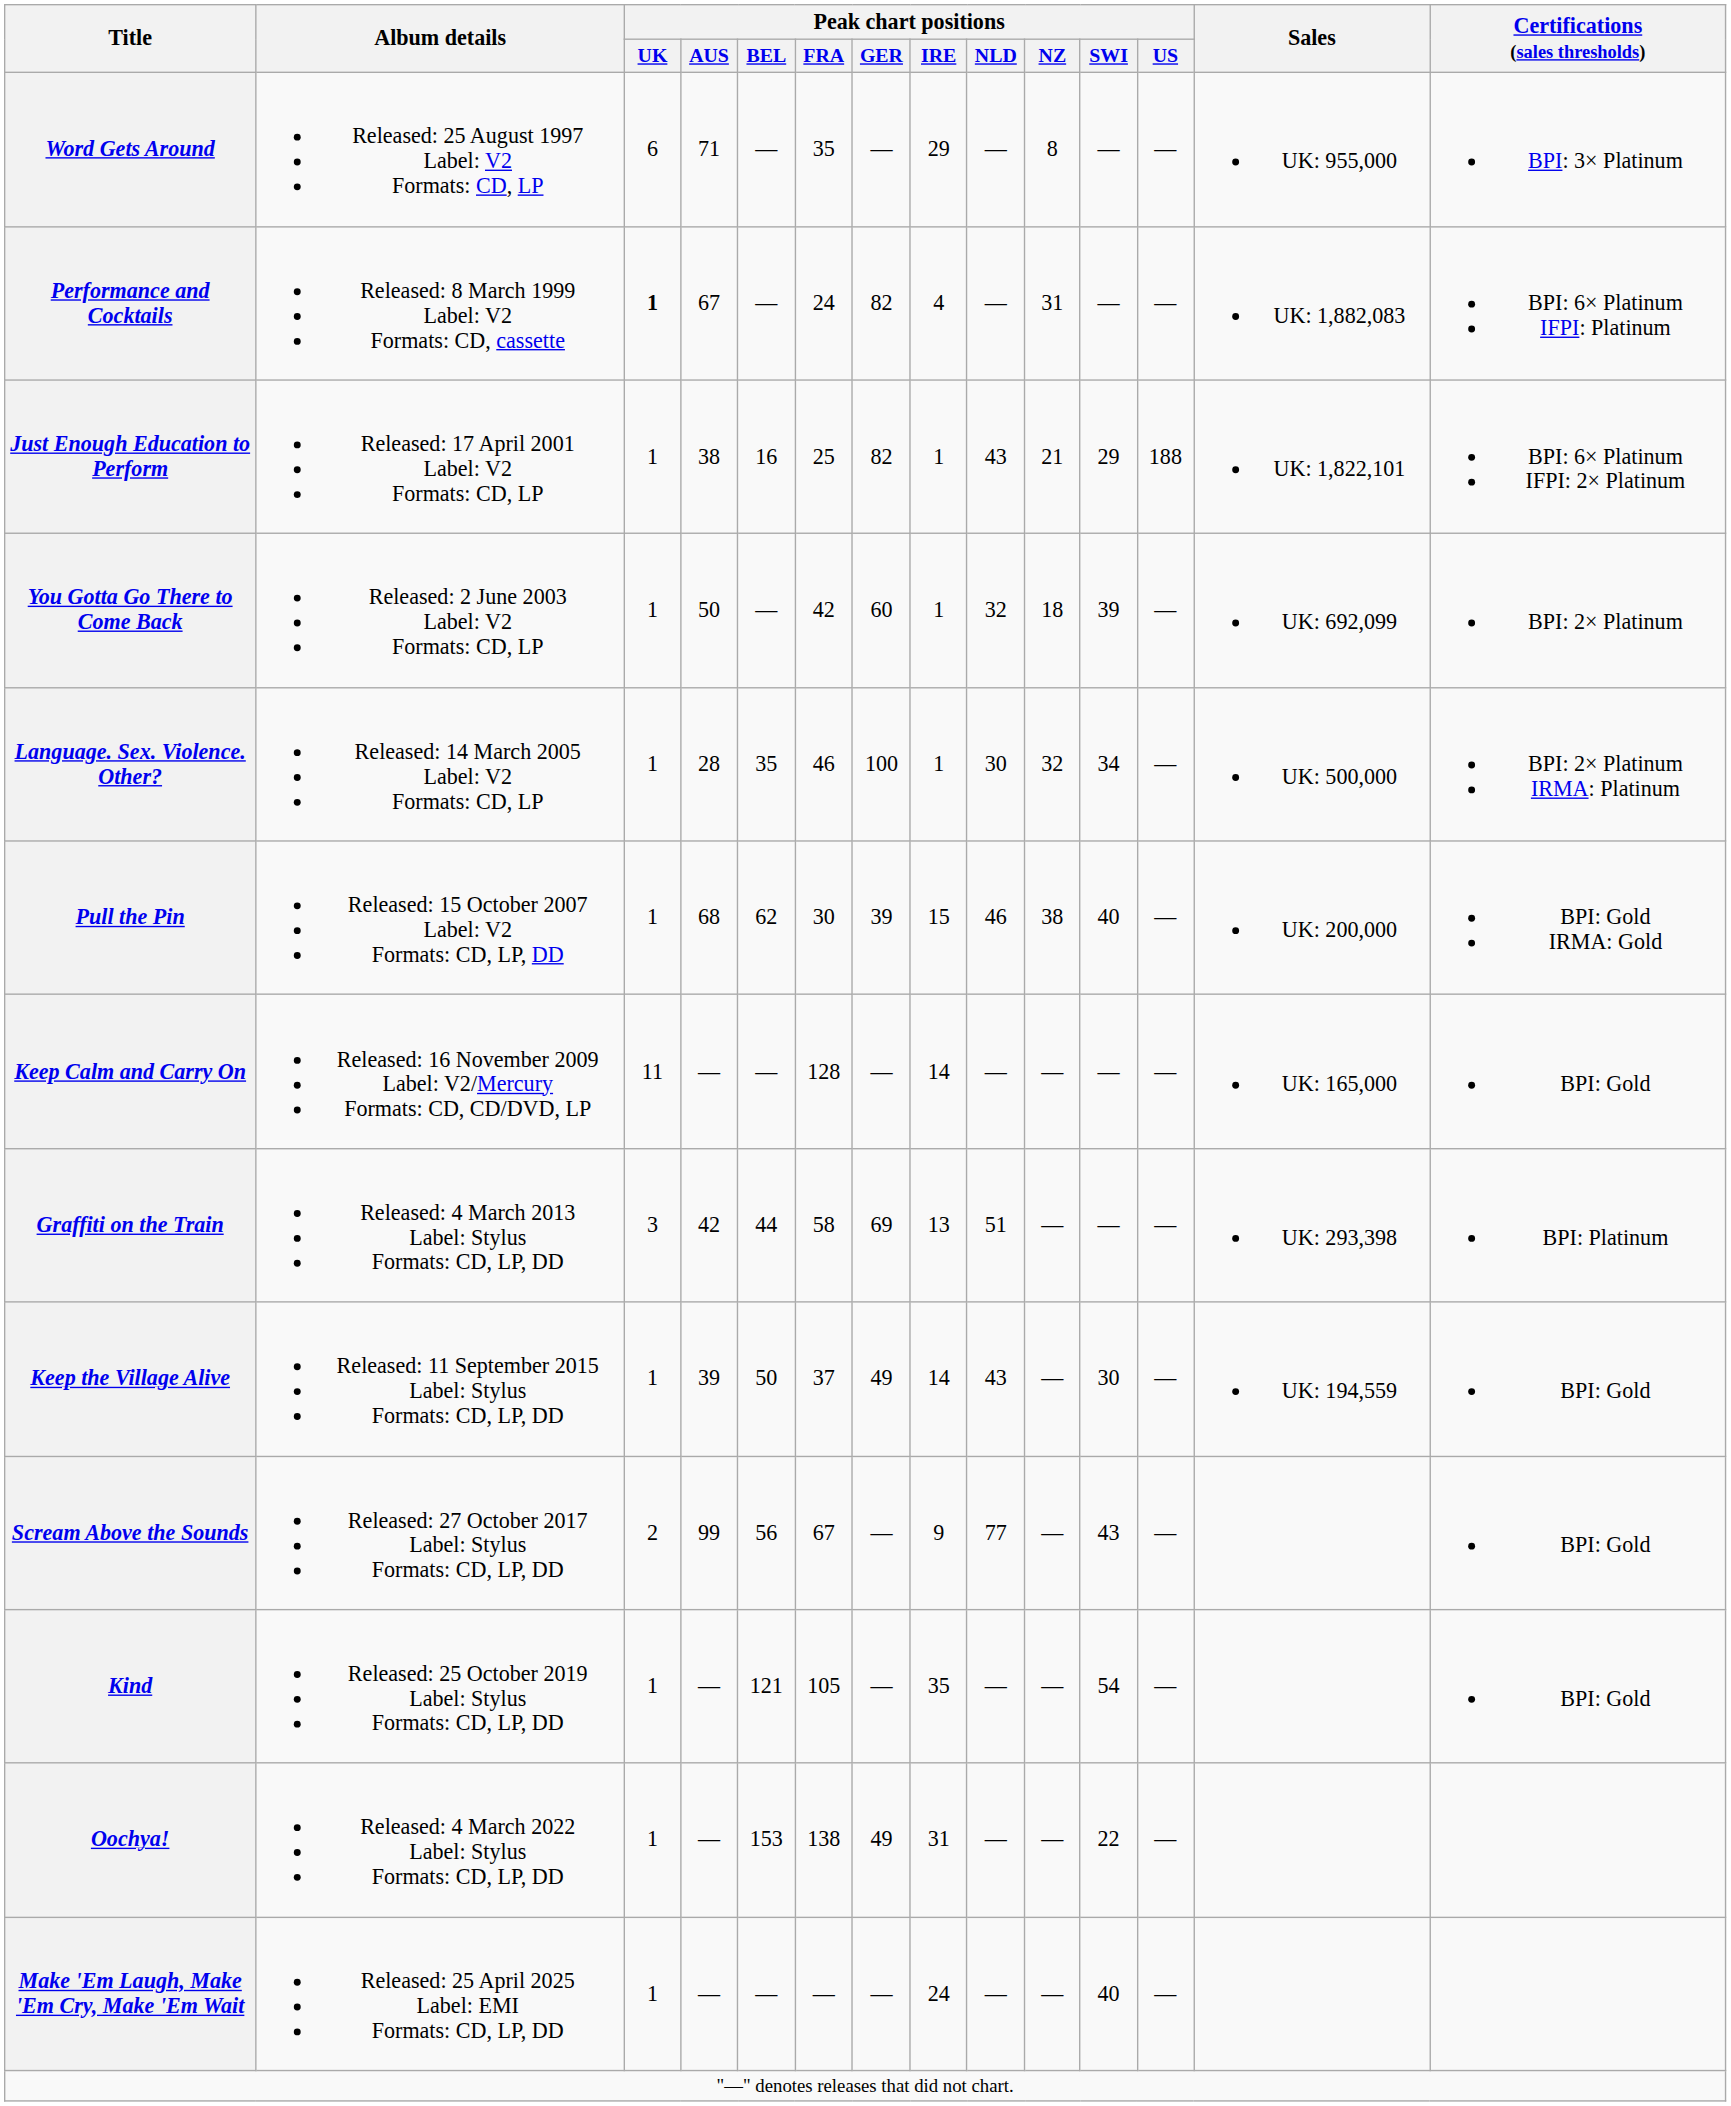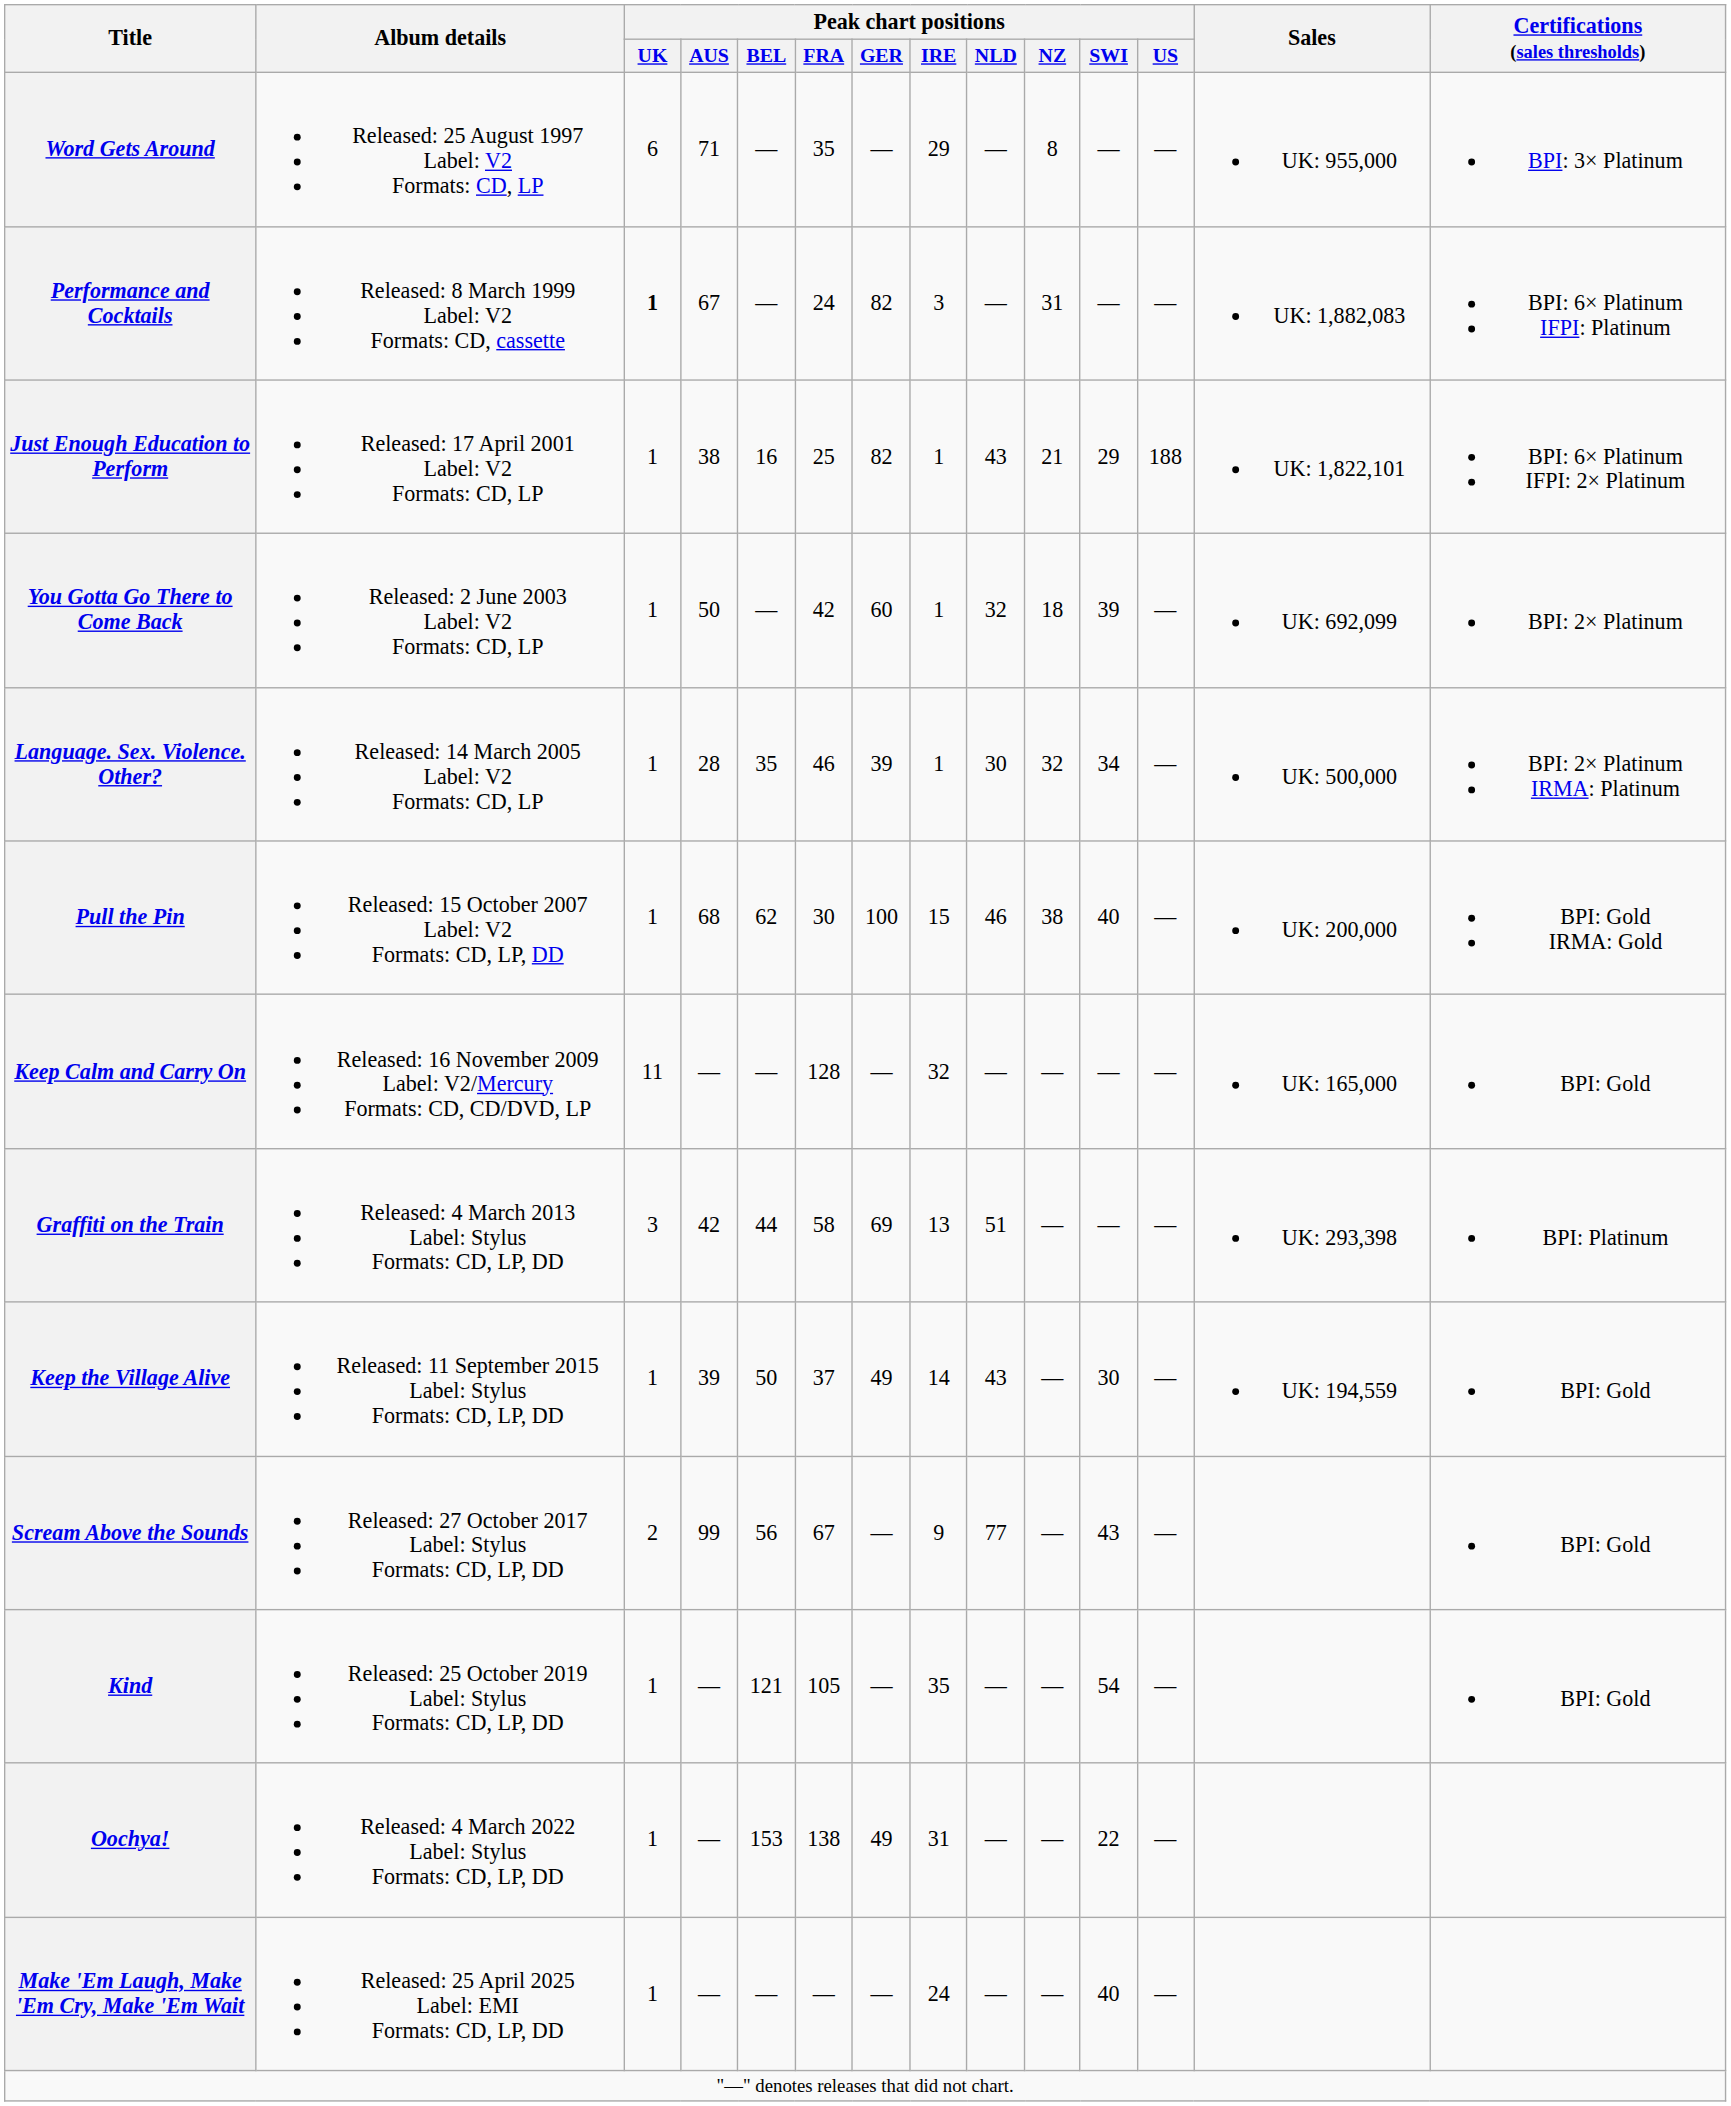(939, 302) 4 -> (939, 302) 3
(881, 763) 100 -> (881, 763) 39
(881, 917) 39 -> (881, 917) 100
(939, 1071) 14 -> (939, 1071) 32
